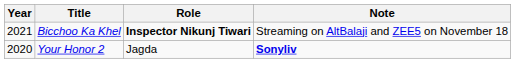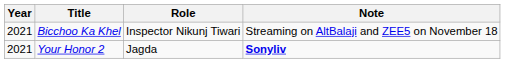(188, 31) bold -> (183, 31) normal
(20, 49) 2020 -> (20, 49) 2021
